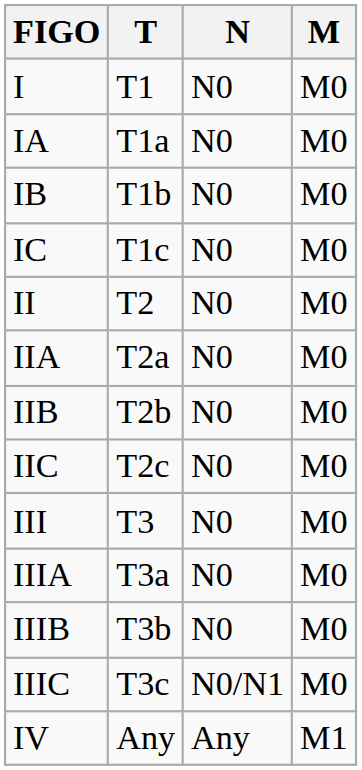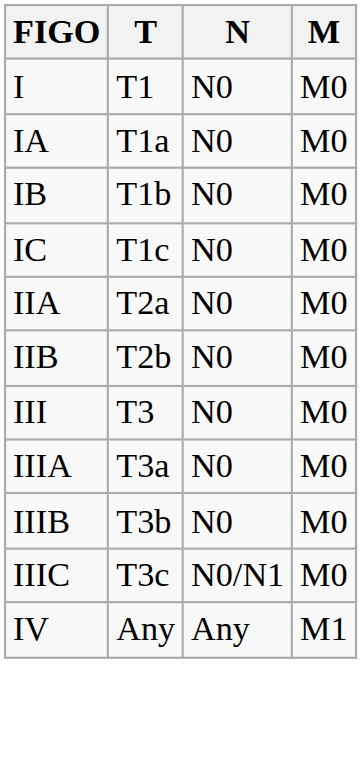- row: (24, 303)
- row: (36, 466)
